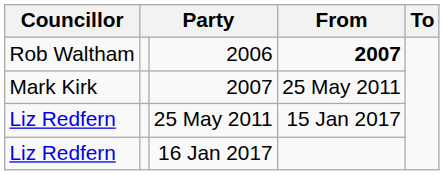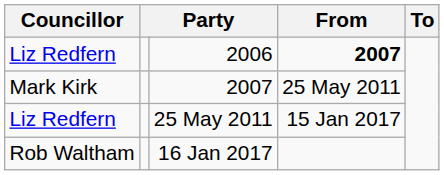(72, 53) Rob Waltham -> (63, 53) Liz Redfern
(63, 152) Liz Redfern -> (72, 152) Rob Waltham
